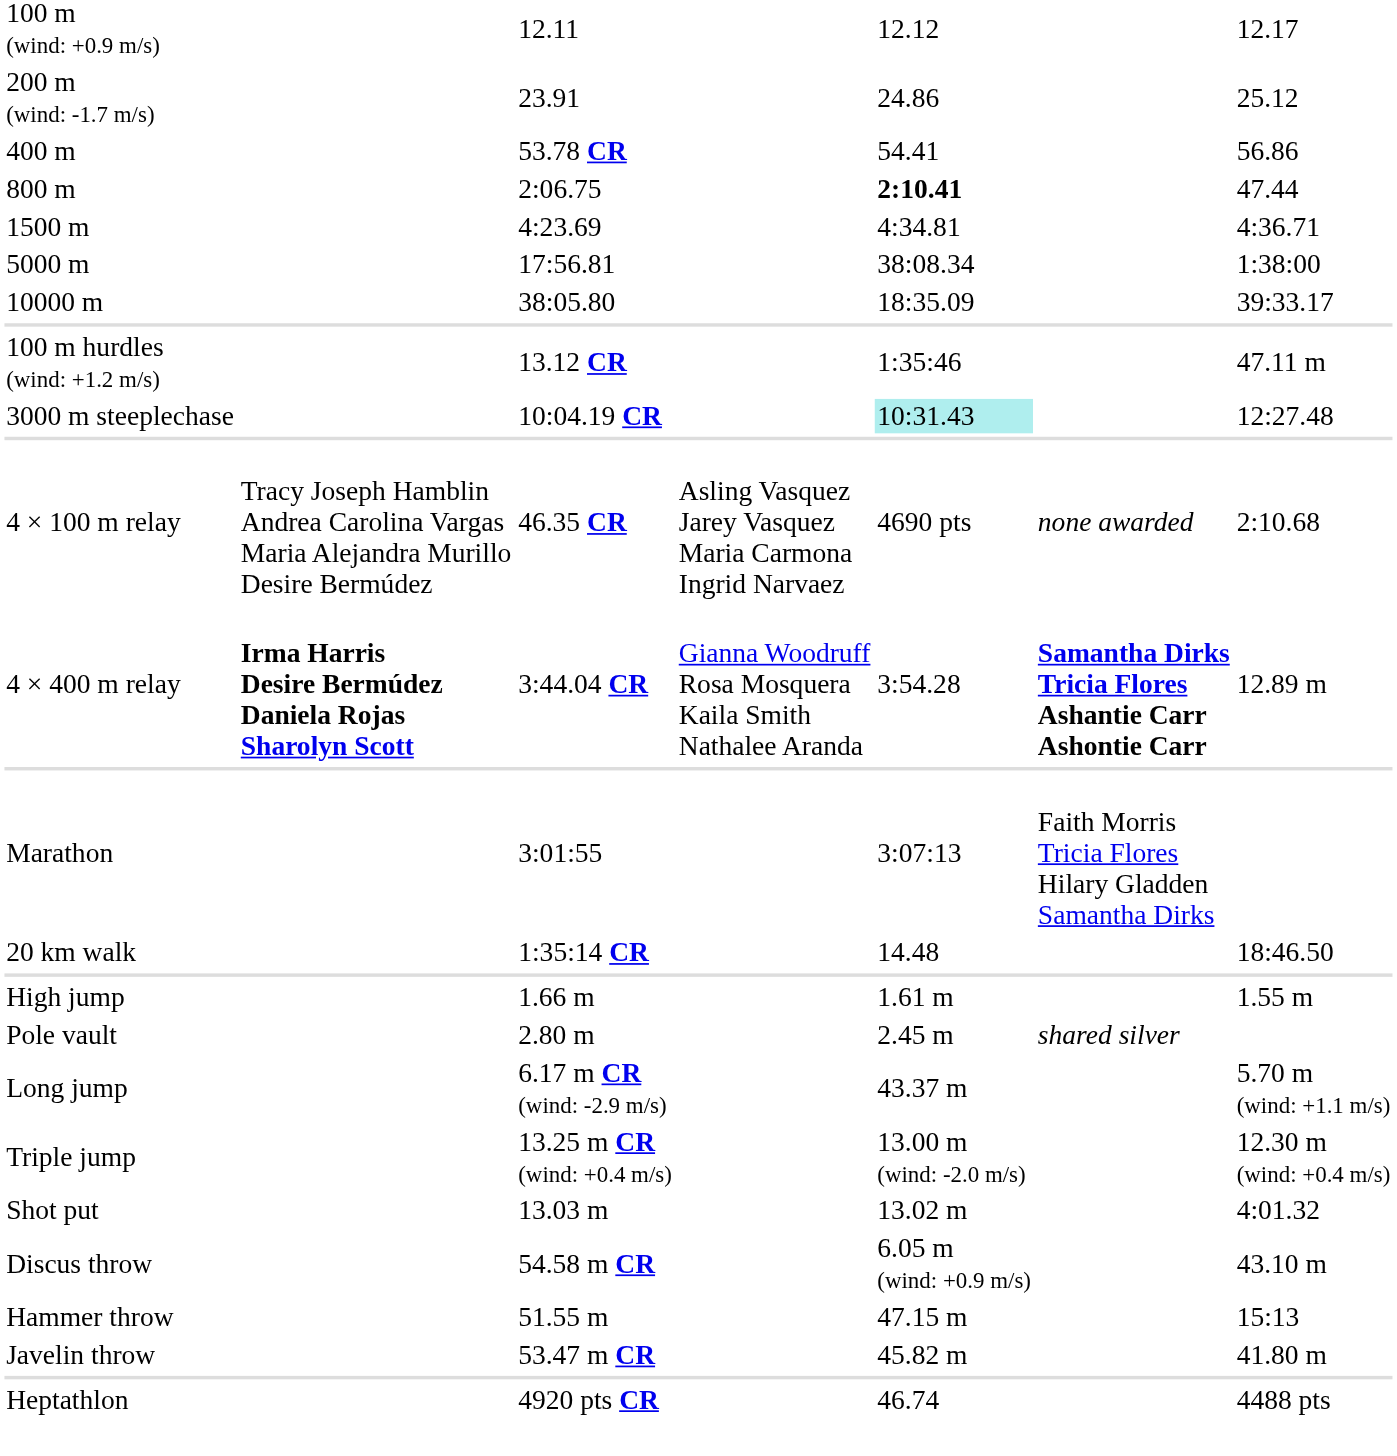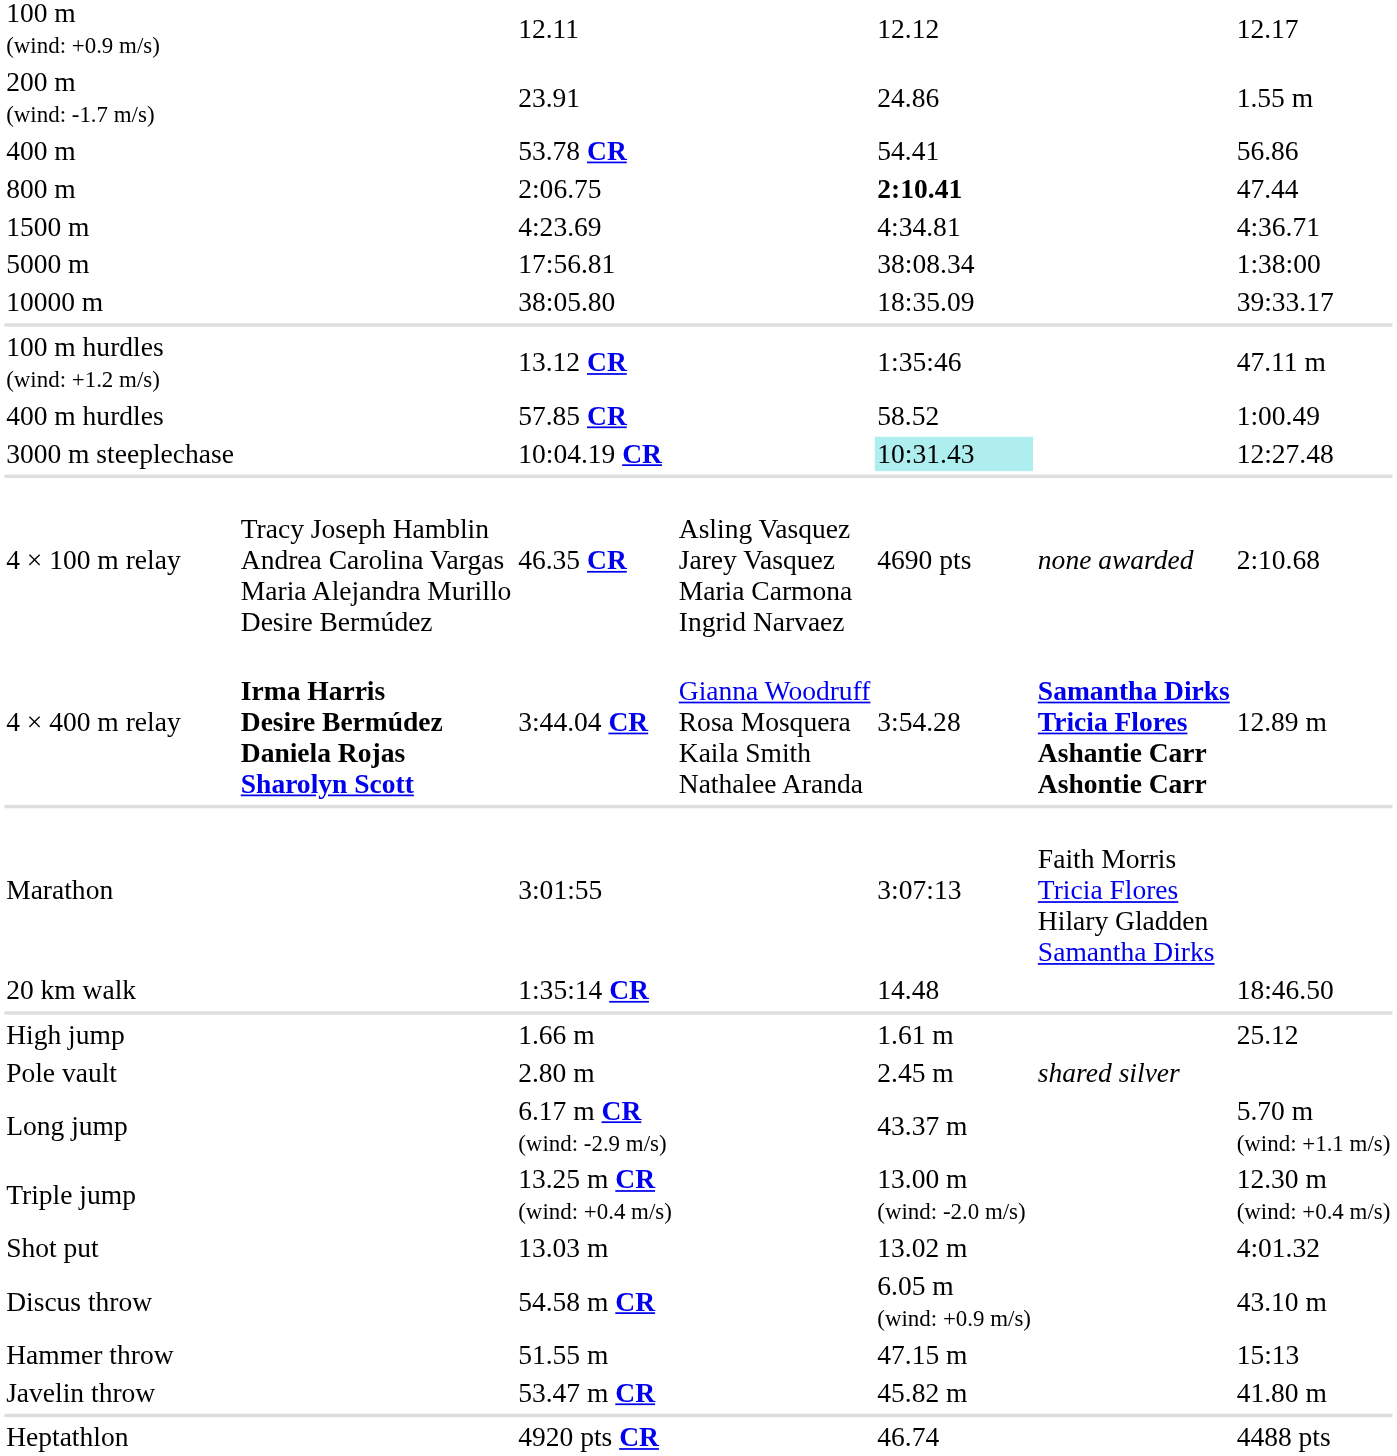(1268, 97) 25.12 -> (1275, 97) 1.55 m
+ row: (85, 415)
(1275, 997) 1.55 m -> (1268, 1034) 25.12
